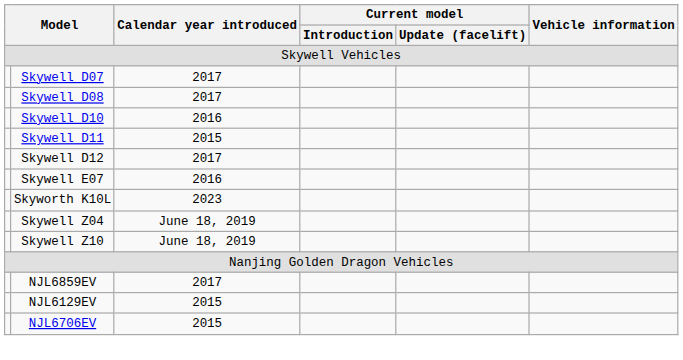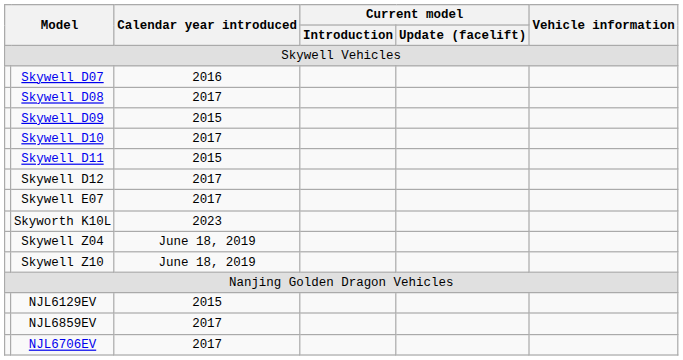(207, 77) 2017 -> (207, 77) 2016
+ row: (63, 118)
(207, 118) 2016 -> (207, 139) 2017
(207, 180) 2016 -> (207, 201) 2017
rows swapped: (63, 304) <-> (63, 283)
(207, 324) 2015 -> (207, 345) 2017
